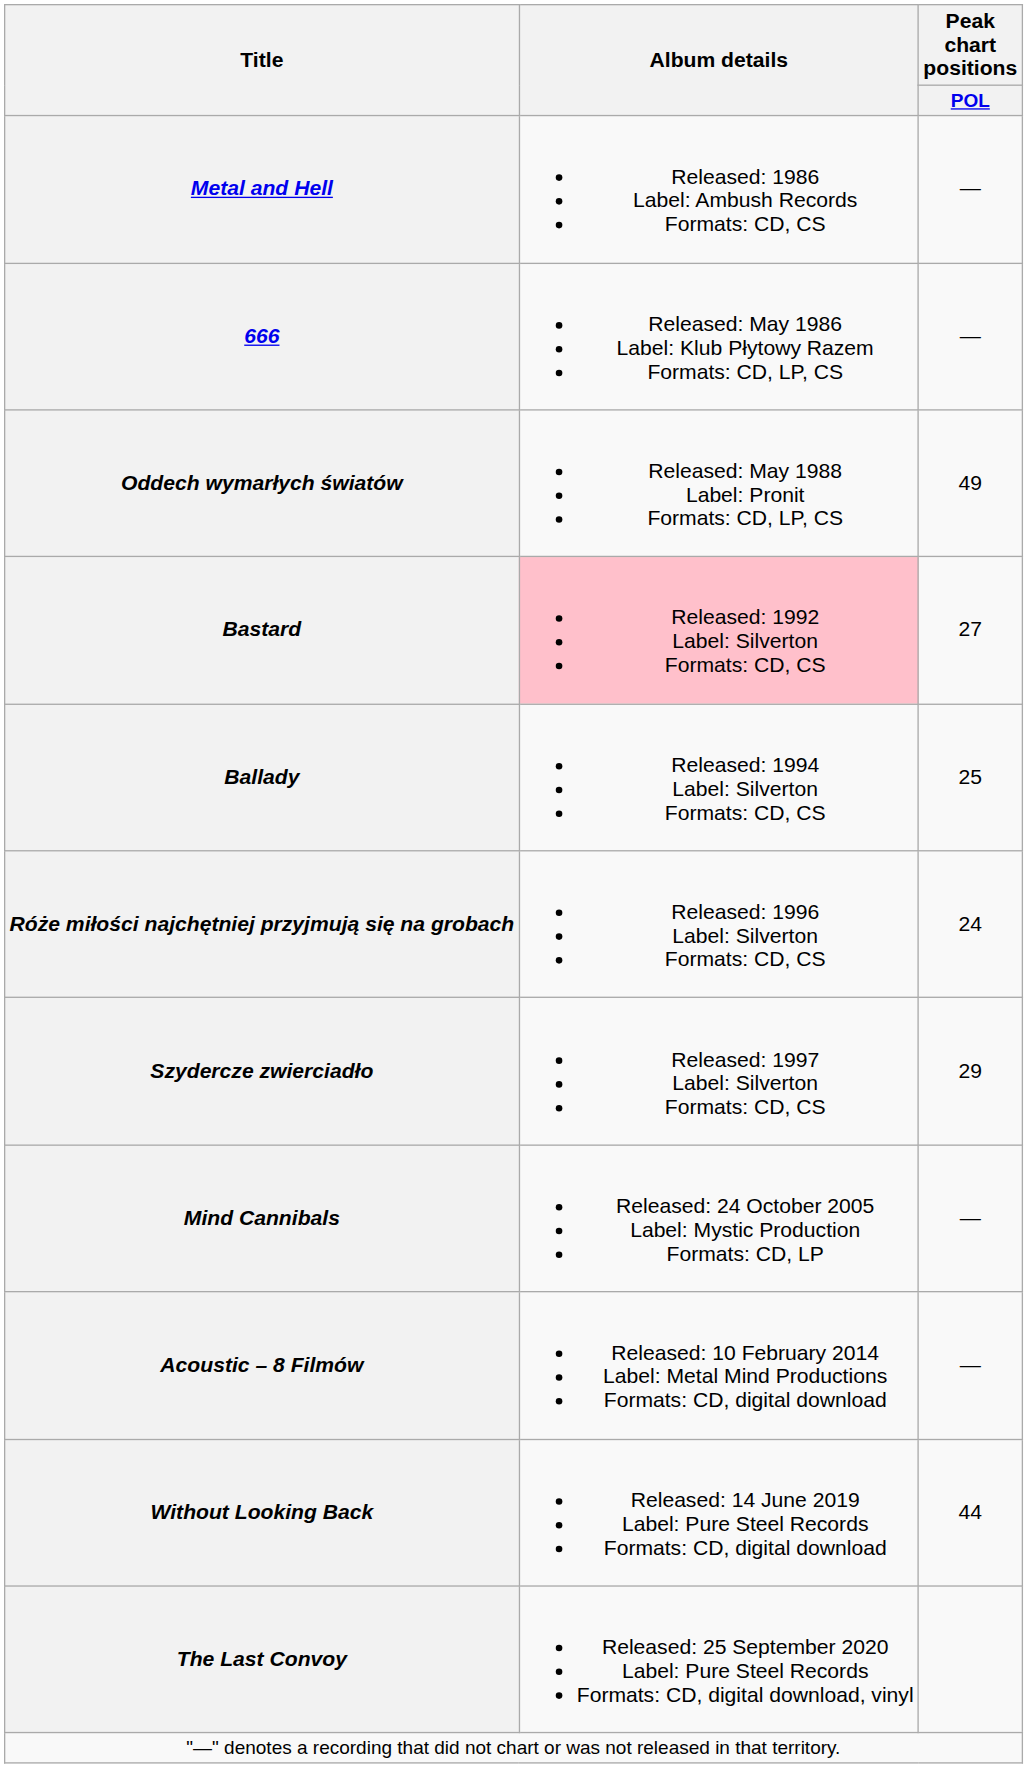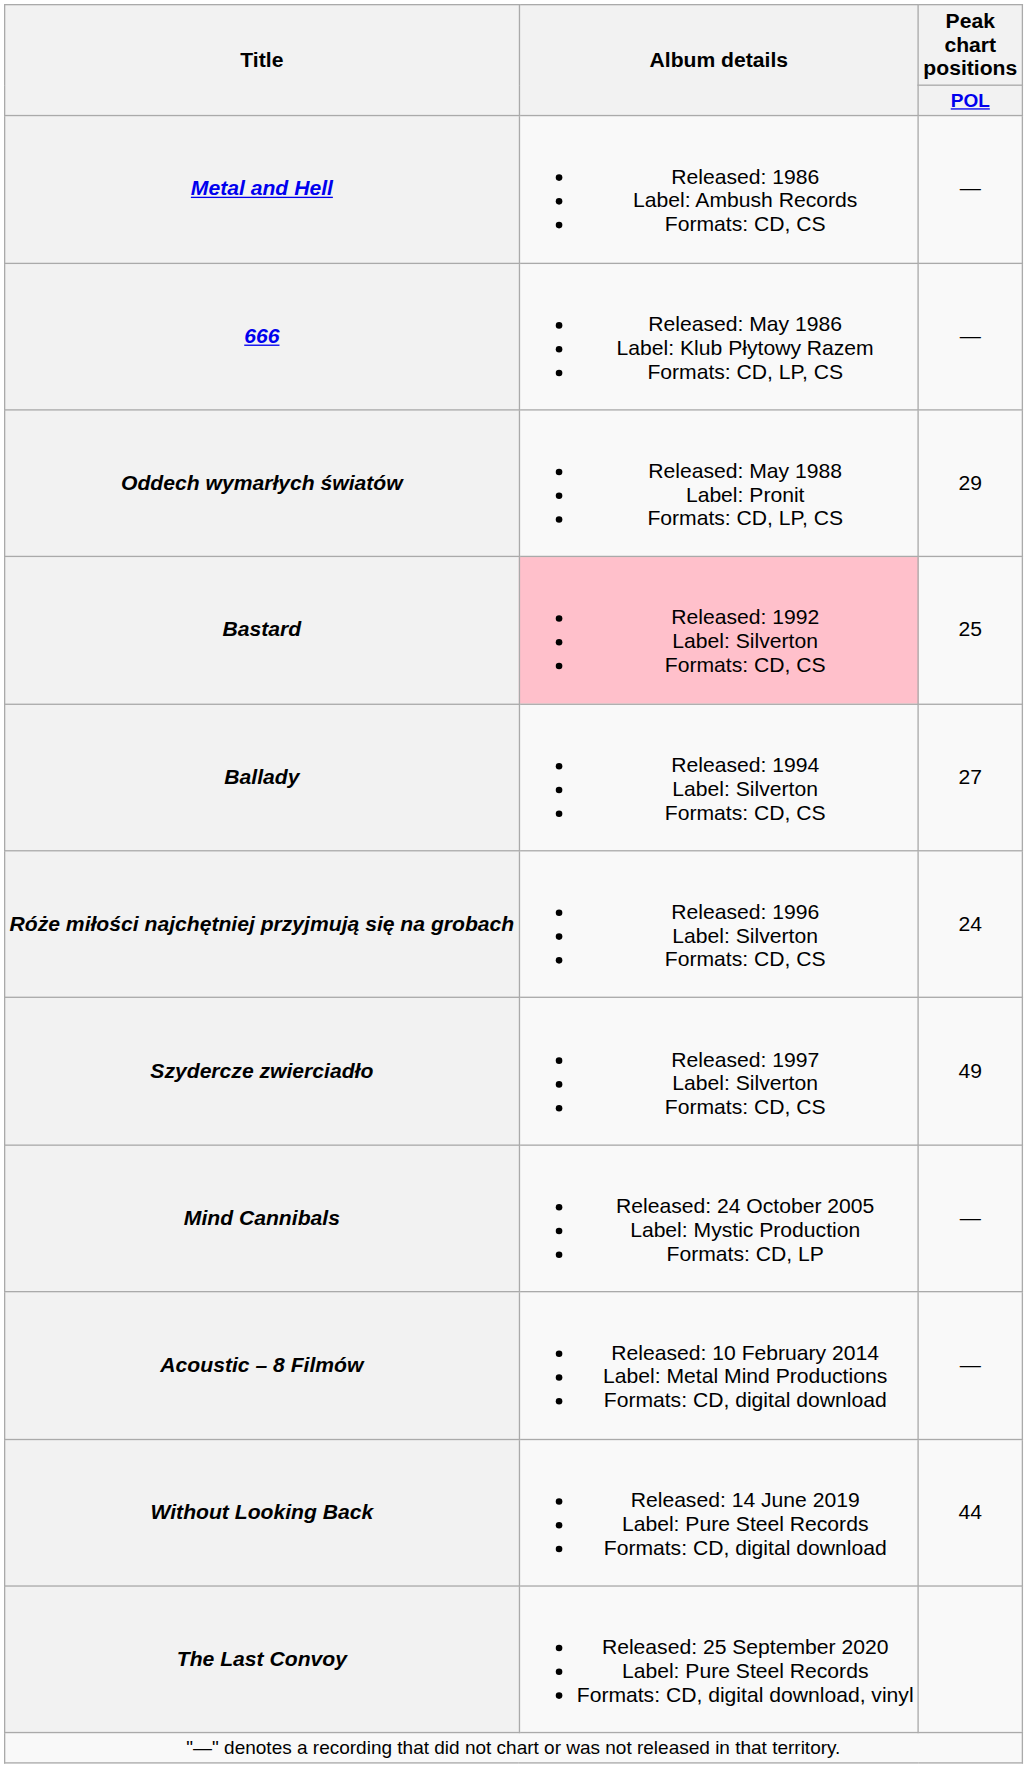(970, 483) 49 -> (970, 483) 29
(970, 630) 27 -> (970, 630) 25
(970, 777) 25 -> (970, 777) 27
(970, 1071) 29 -> (970, 1071) 49
